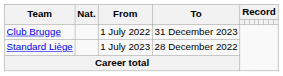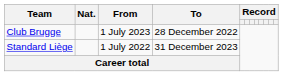(125, 32) 1 July 2022 -> (125, 32) 1 July 2023
(196, 32) 31 December 2023 -> (196, 32) 28 December 2022
(125, 47) 1 July 2023 -> (125, 47) 1 July 2022
(196, 47) 28 December 2022 -> (196, 47) 31 December 2023
